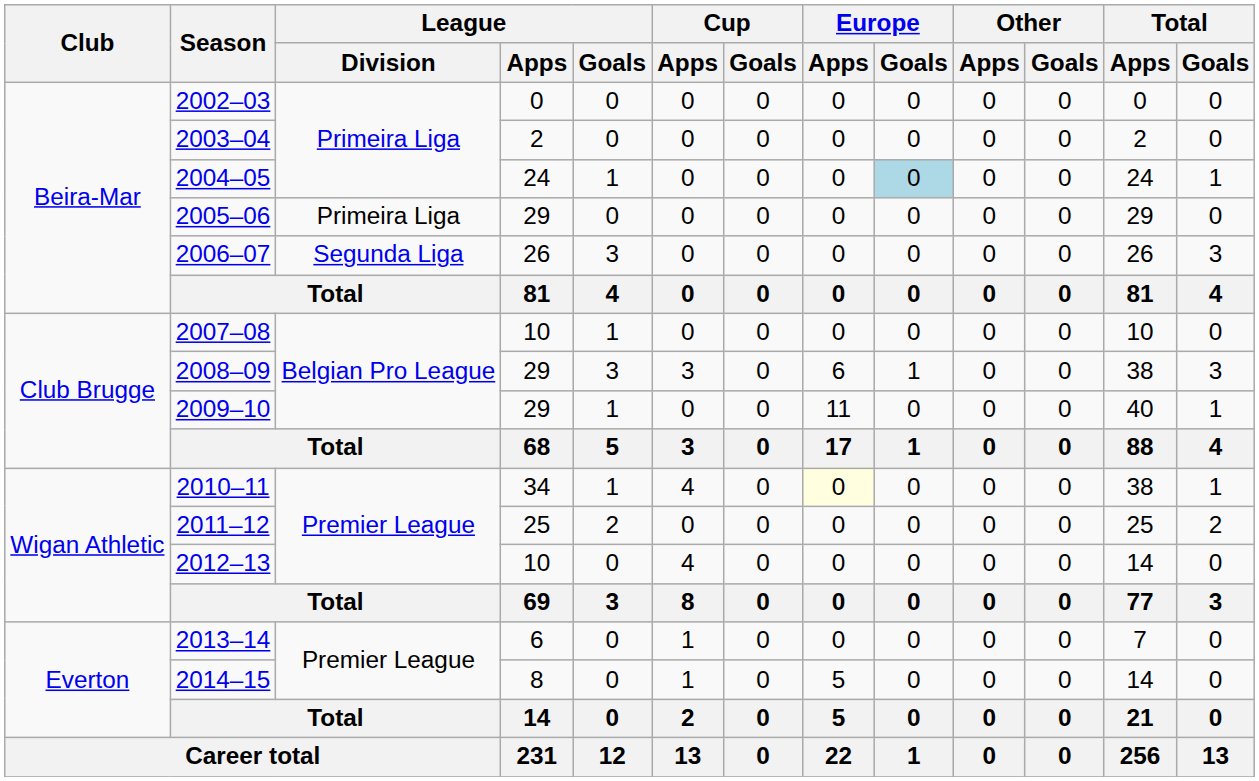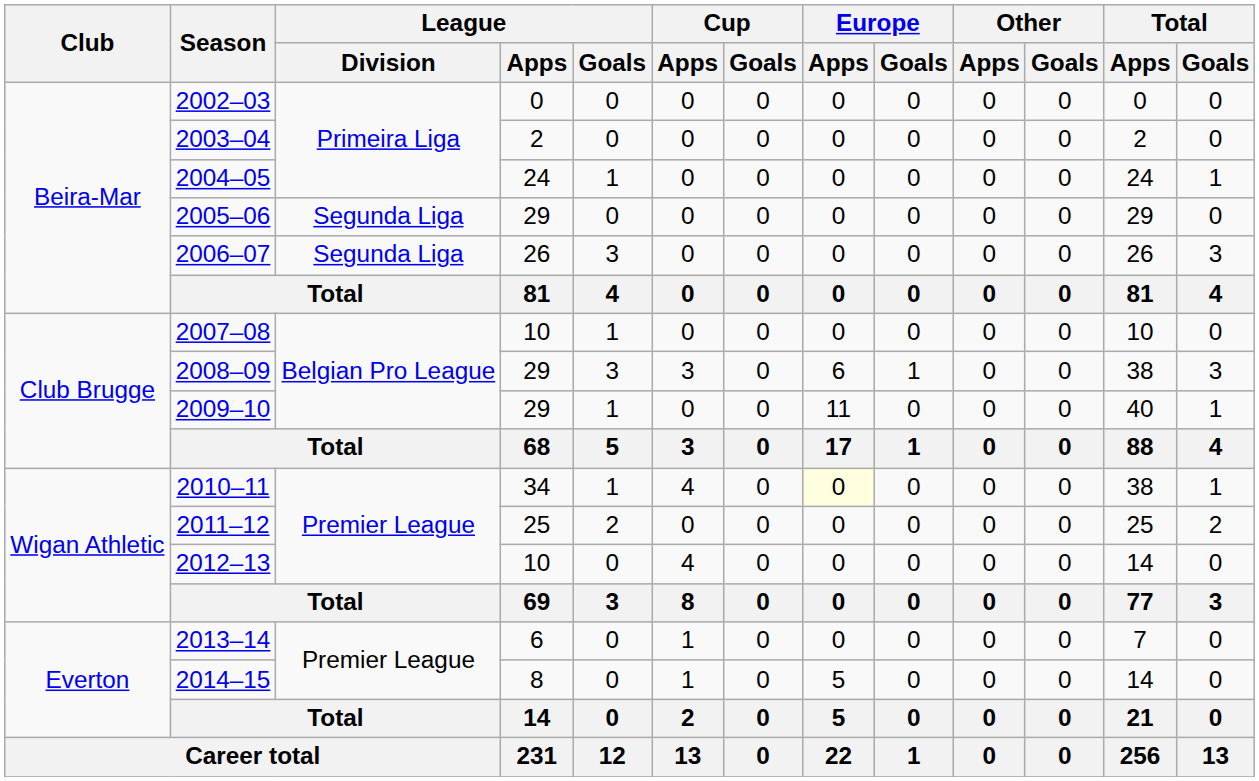(914, 178) lightblue background -> (914, 178) no background
(388, 216) Primeira Liga -> (388, 216) Segunda Liga
